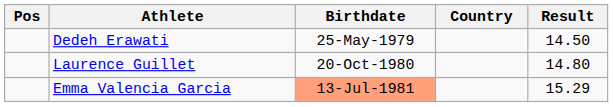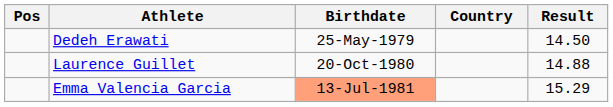(568, 65) 14.80 -> (568, 65) 14.88
